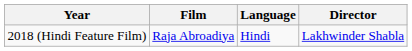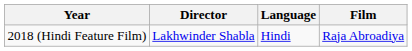columns swapped: (193, 14) <-> (353, 14)
